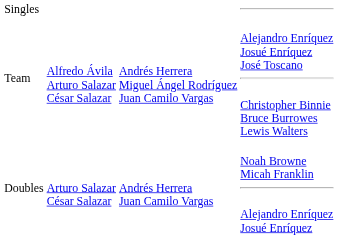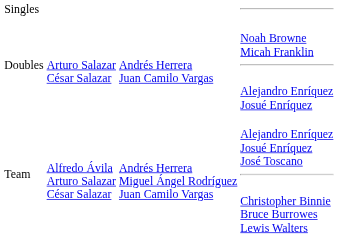rows swapped: (24, 188) <-> (17, 78)
